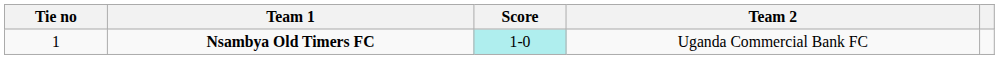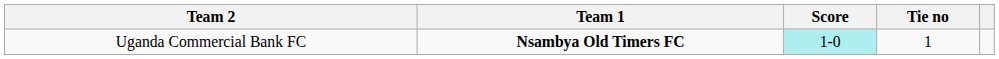columns swapped: (56, 16) <-> (773, 16)
